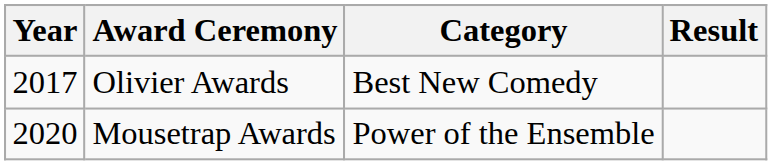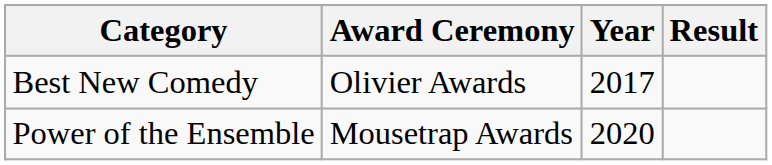columns swapped: (45, 30) <-> (504, 30)
